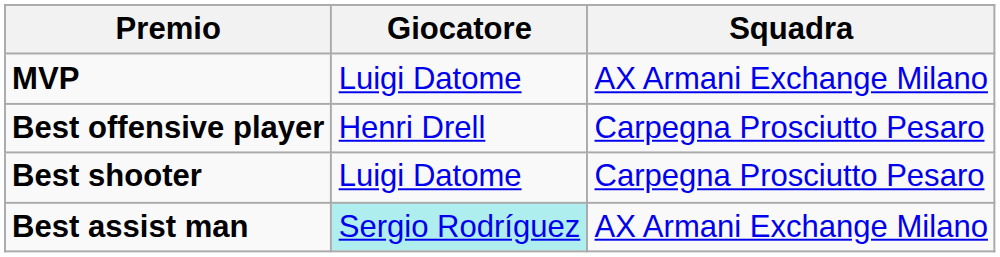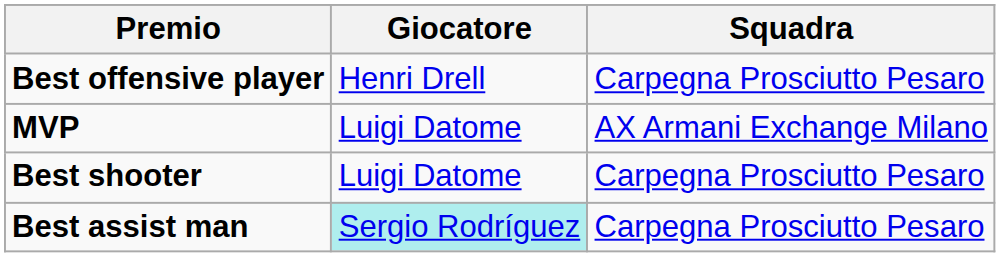rows swapped: (46, 78) <-> (168, 127)
(791, 226) AX Armani Exchange Milano -> (790, 226) Carpegna Prosciutto Pesaro
